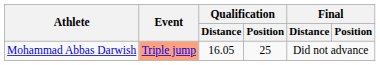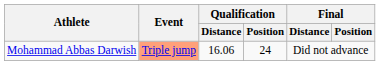(221, 51) 16.05 -> (221, 51) 16.06
(265, 51) 25 -> (265, 51) 24
